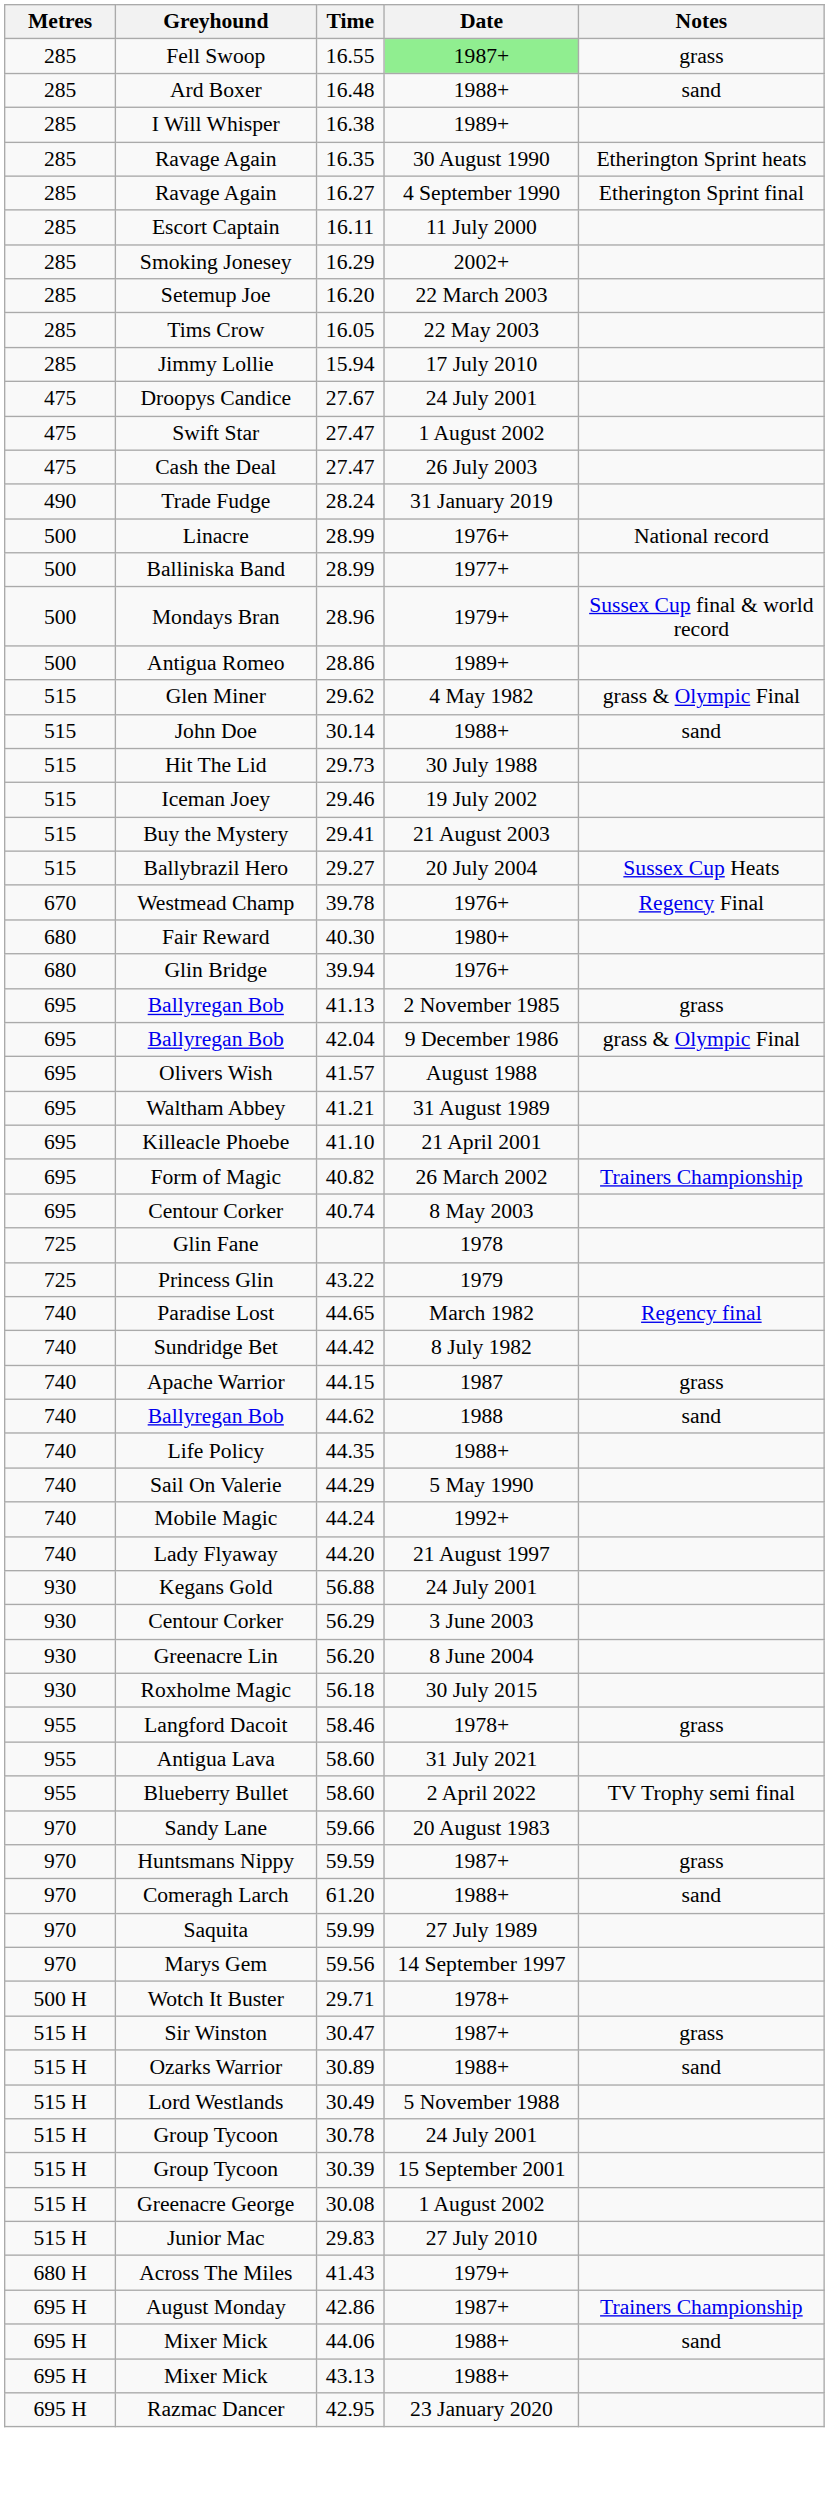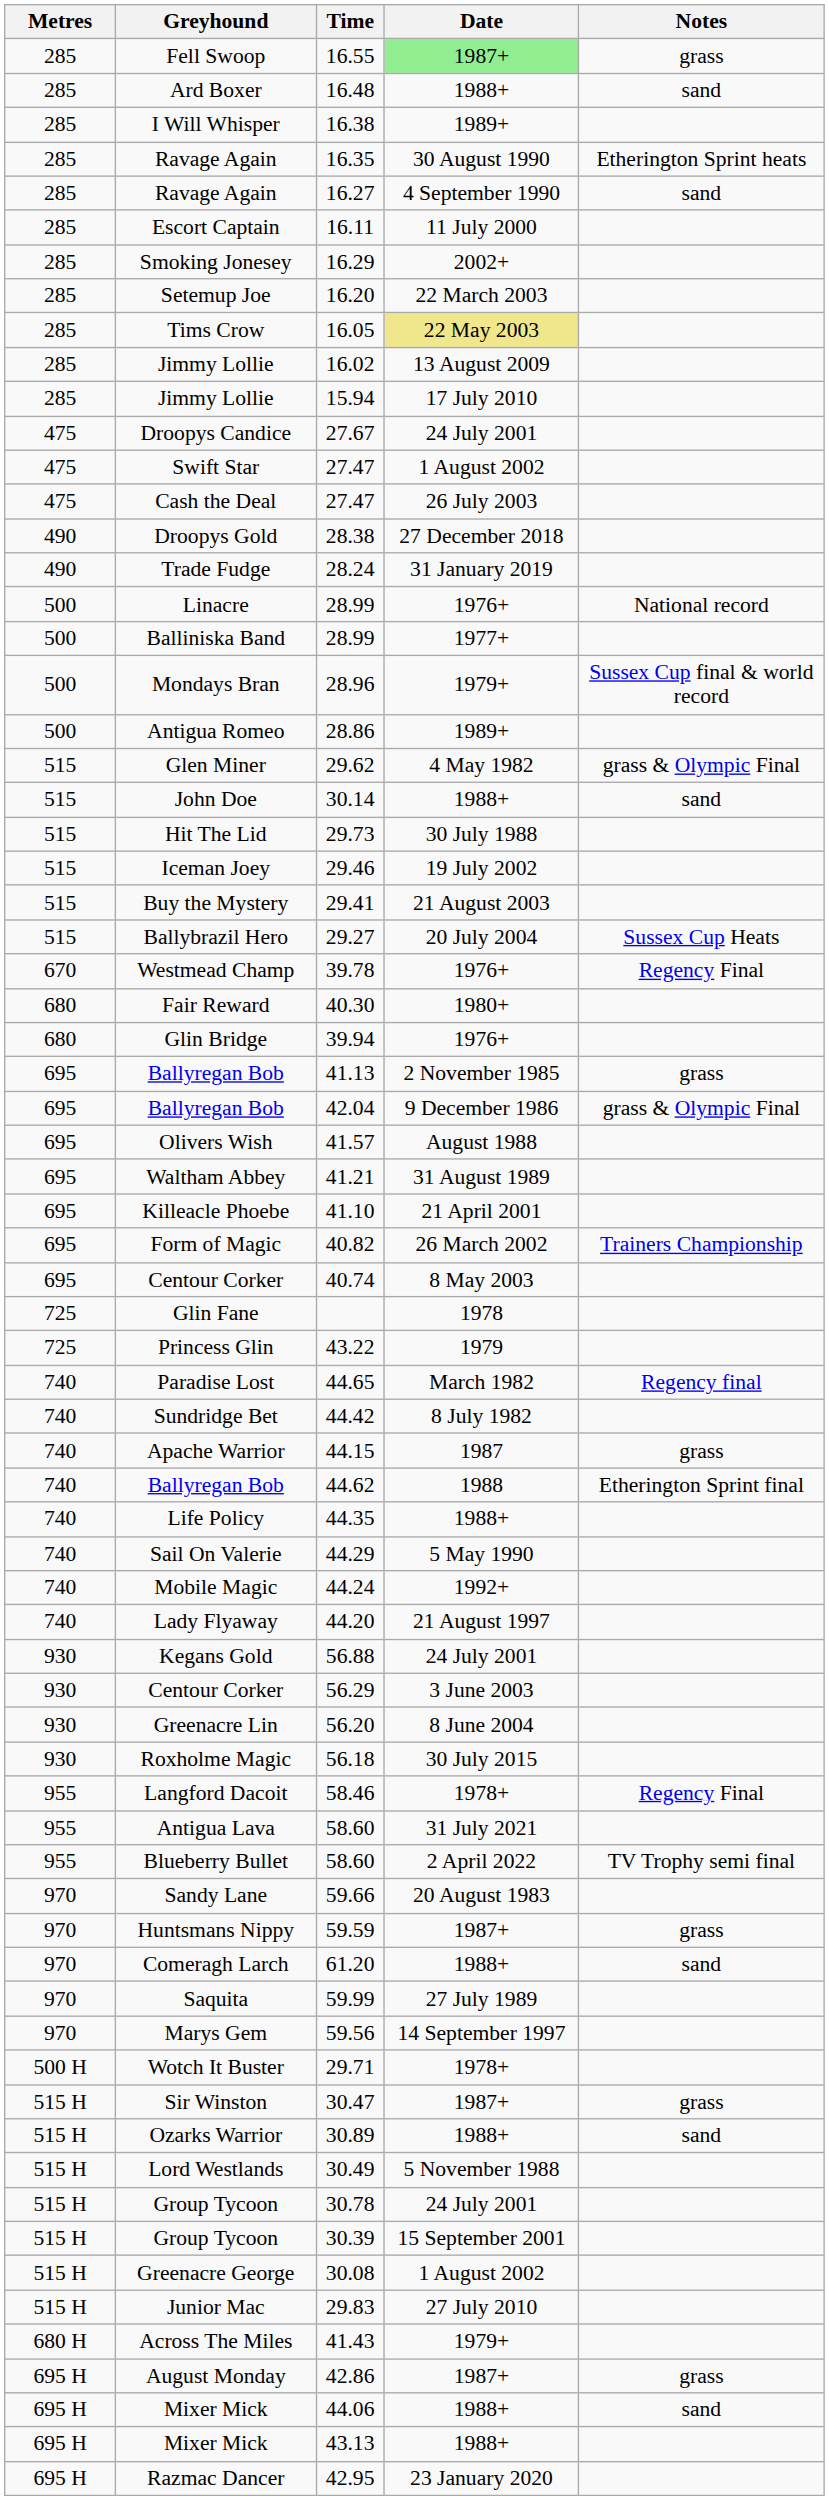(701, 192) Etherington Sprint final -> (701, 192) sand
(481, 329) no background -> (481, 329) khaki background
+ row: (216, 364)
+ row: (216, 535)
(701, 1416) sand -> (701, 1484) Etherington Sprint final
(701, 1724) grass -> (701, 1792) Regency Final
(701, 2306) Trainers Championship -> (701, 2375) grass
